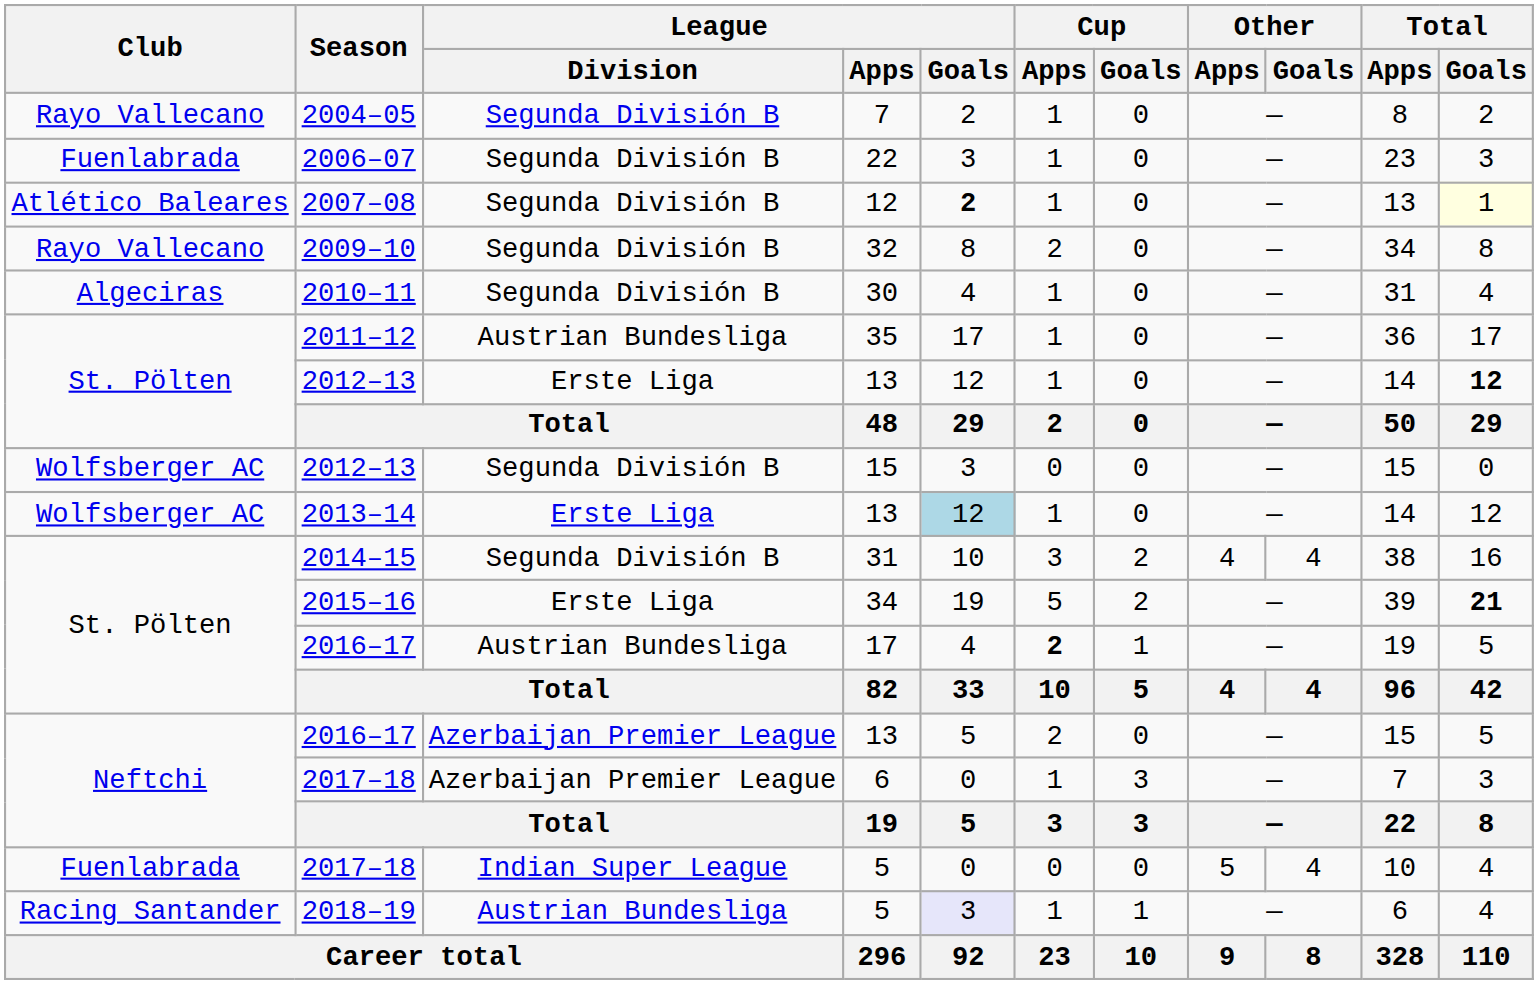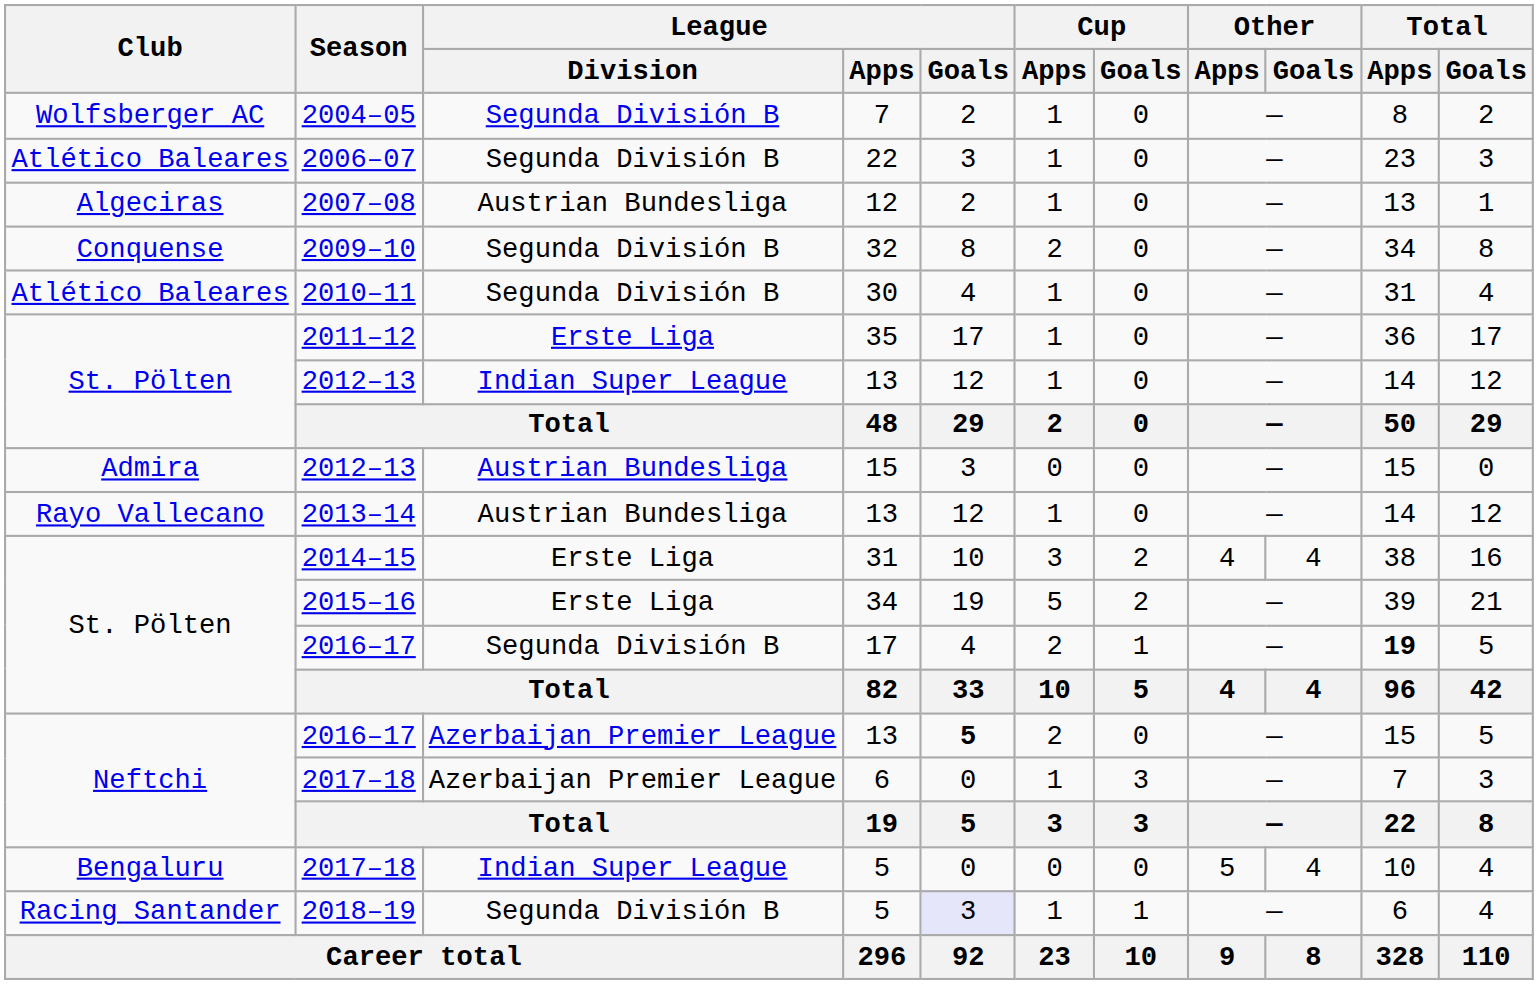(150, 116) Rayo Vallecano -> (150, 116) Wolfsberger AC
(150, 160) Fuenlabrada -> (150, 160) Atlético Baleares
(150, 204) Atlético Baleares -> (150, 204) Algeciras
(633, 204) Segunda División B -> (633, 204) Austrian Bundesliga
(968, 204) bold -> (968, 204) normal
(1486, 204) lightyellow background -> (1486, 204) no background
(150, 249) Rayo Vallecano -> (150, 249) Conquense
(150, 293) Algeciras -> (150, 293) Atlético Baleares
(633, 337) Austrian Bundesliga -> (633, 337) Erste Liga
(633, 381) Erste Liga -> (633, 381) Indian Super League
(1486, 381) bold -> (1486, 381) normal
(150, 470) Wolfsberger AC -> (150, 470) Admira
(633, 470) Segunda División B -> (633, 470) Austrian Bundesliga
(150, 514) Wolfsberger AC -> (150, 514) Rayo Vallecano
(633, 514) Erste Liga -> (633, 514) Austrian Bundesliga
(968, 514) lightblue background -> (968, 514) no background
(633, 559) Segunda División B -> (633, 559) Erste Liga
(1486, 603) bold -> (1486, 603) normal
(633, 647) Austrian Bundesliga -> (633, 647) Segunda División B
(1055, 647) bold -> (1055, 647) normal
(1400, 647) normal -> (1400, 647) bold
(968, 736) normal -> (968, 736) bold
(150, 869) Fuenlabrada -> (150, 869) Bengaluru
(633, 913) Austrian Bundesliga -> (633, 913) Segunda División B
